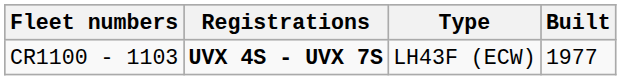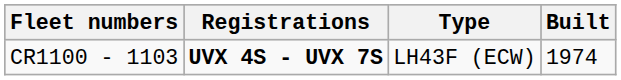(572, 58) 1977 -> (572, 58) 1974
